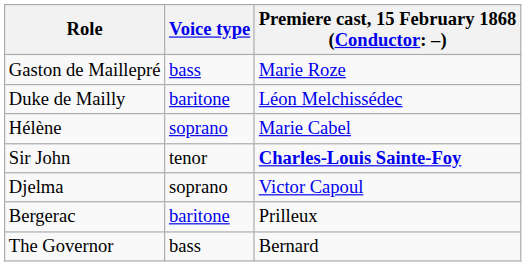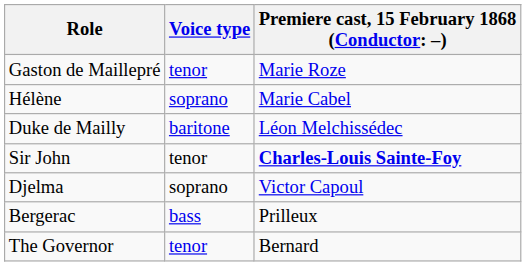(185, 69) bass -> (188, 69) tenor
rows swapped: (35, 128) <-> (67, 98)
(199, 216) baritone -> (185, 216) bass
(185, 246) bass -> (188, 246) tenor
